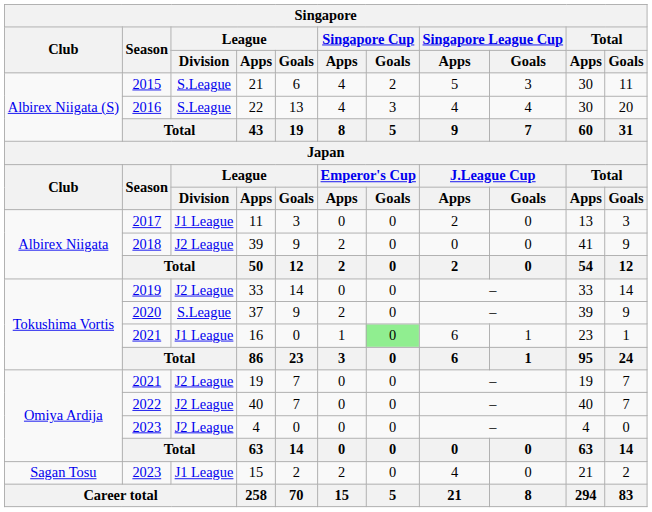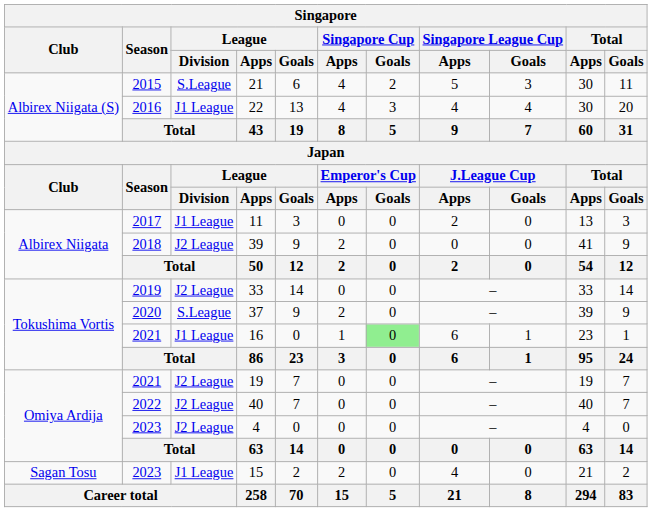(204, 107) S.League -> (204, 107) J1 League
